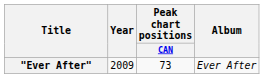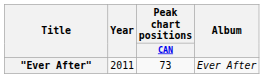(122, 65) 2009 -> (122, 65) 2011
